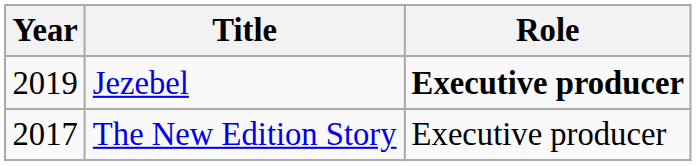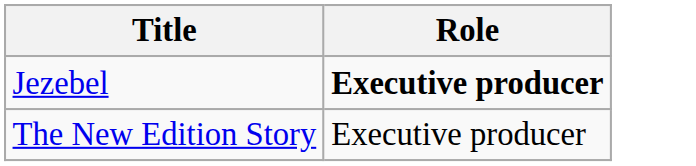- column: (45, 30)
